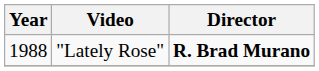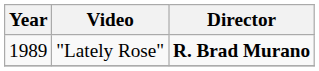(28, 50) 1988 -> (28, 50) 1989
